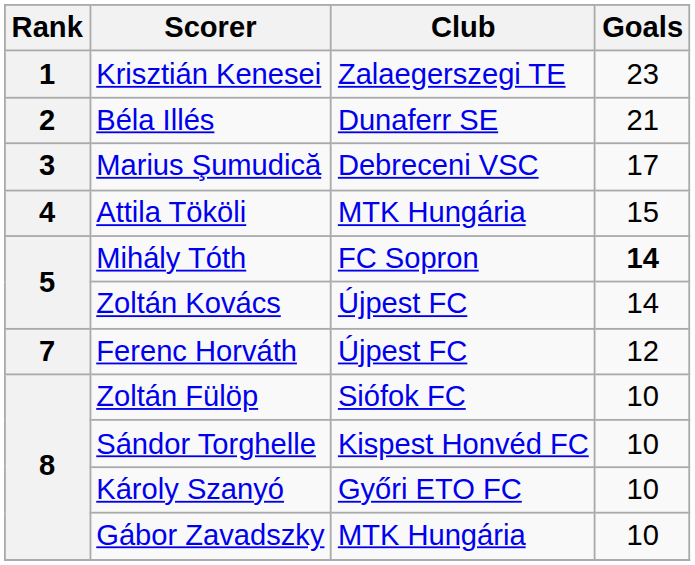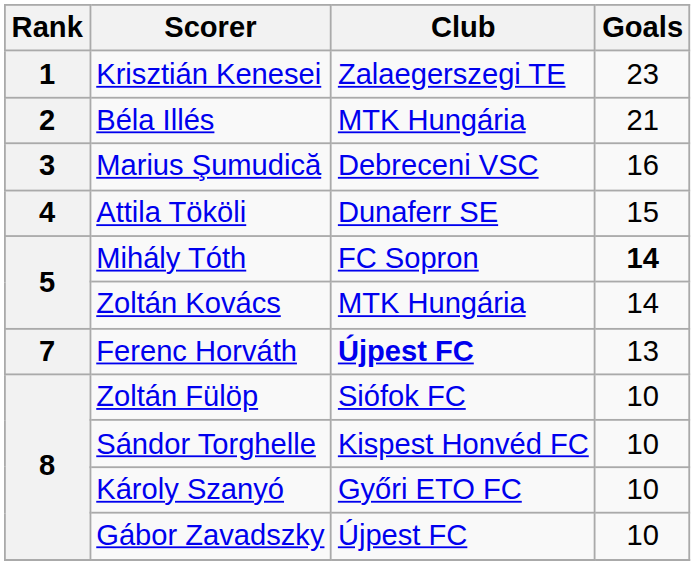(418, 119) Dunaferr SE -> (432, 119) MTK Hungária
(643, 166) 17 -> (643, 166) 16
(432, 212) MTK Hungária -> (418, 212) Dunaferr SE
(403, 304) Újpest FC -> (432, 304) MTK Hungária
(403, 350) normal -> (406, 350) bold
(643, 350) 12 -> (643, 350) 13
(432, 535) MTK Hungária -> (403, 535) Újpest FC
